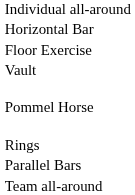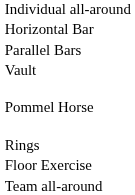rows swapped: (43, 165) <-> (48, 50)
